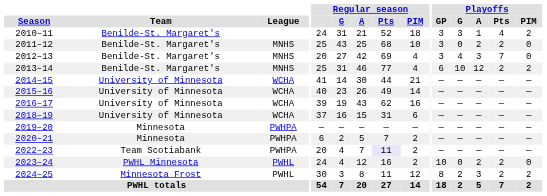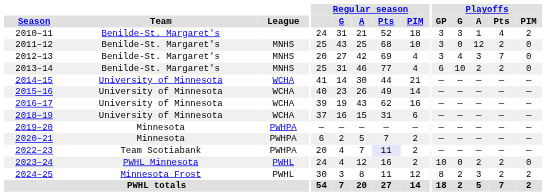(479, 45) 2 -> (479, 45) 12
(479, 69) 12 -> (479, 69) 2
(529, 69) 2 -> (529, 69) 0
